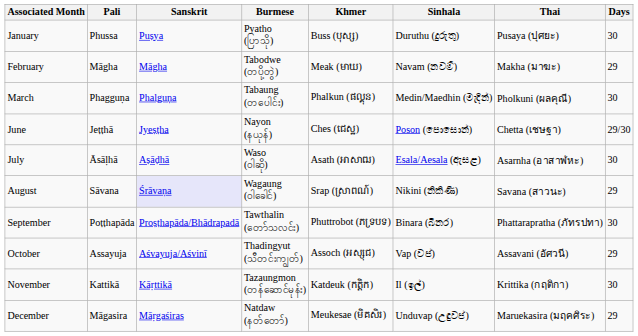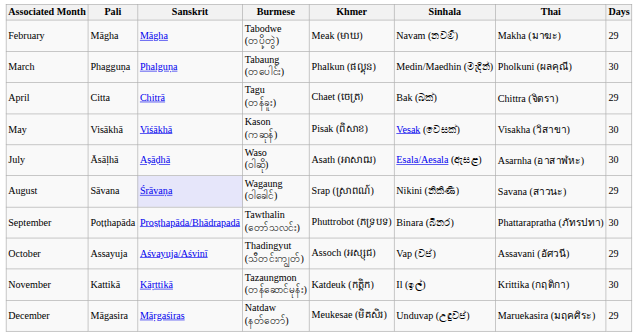- row: (23, 36)
+ row: (19, 98)
+ row: (17, 129)
- row: (17, 129)
